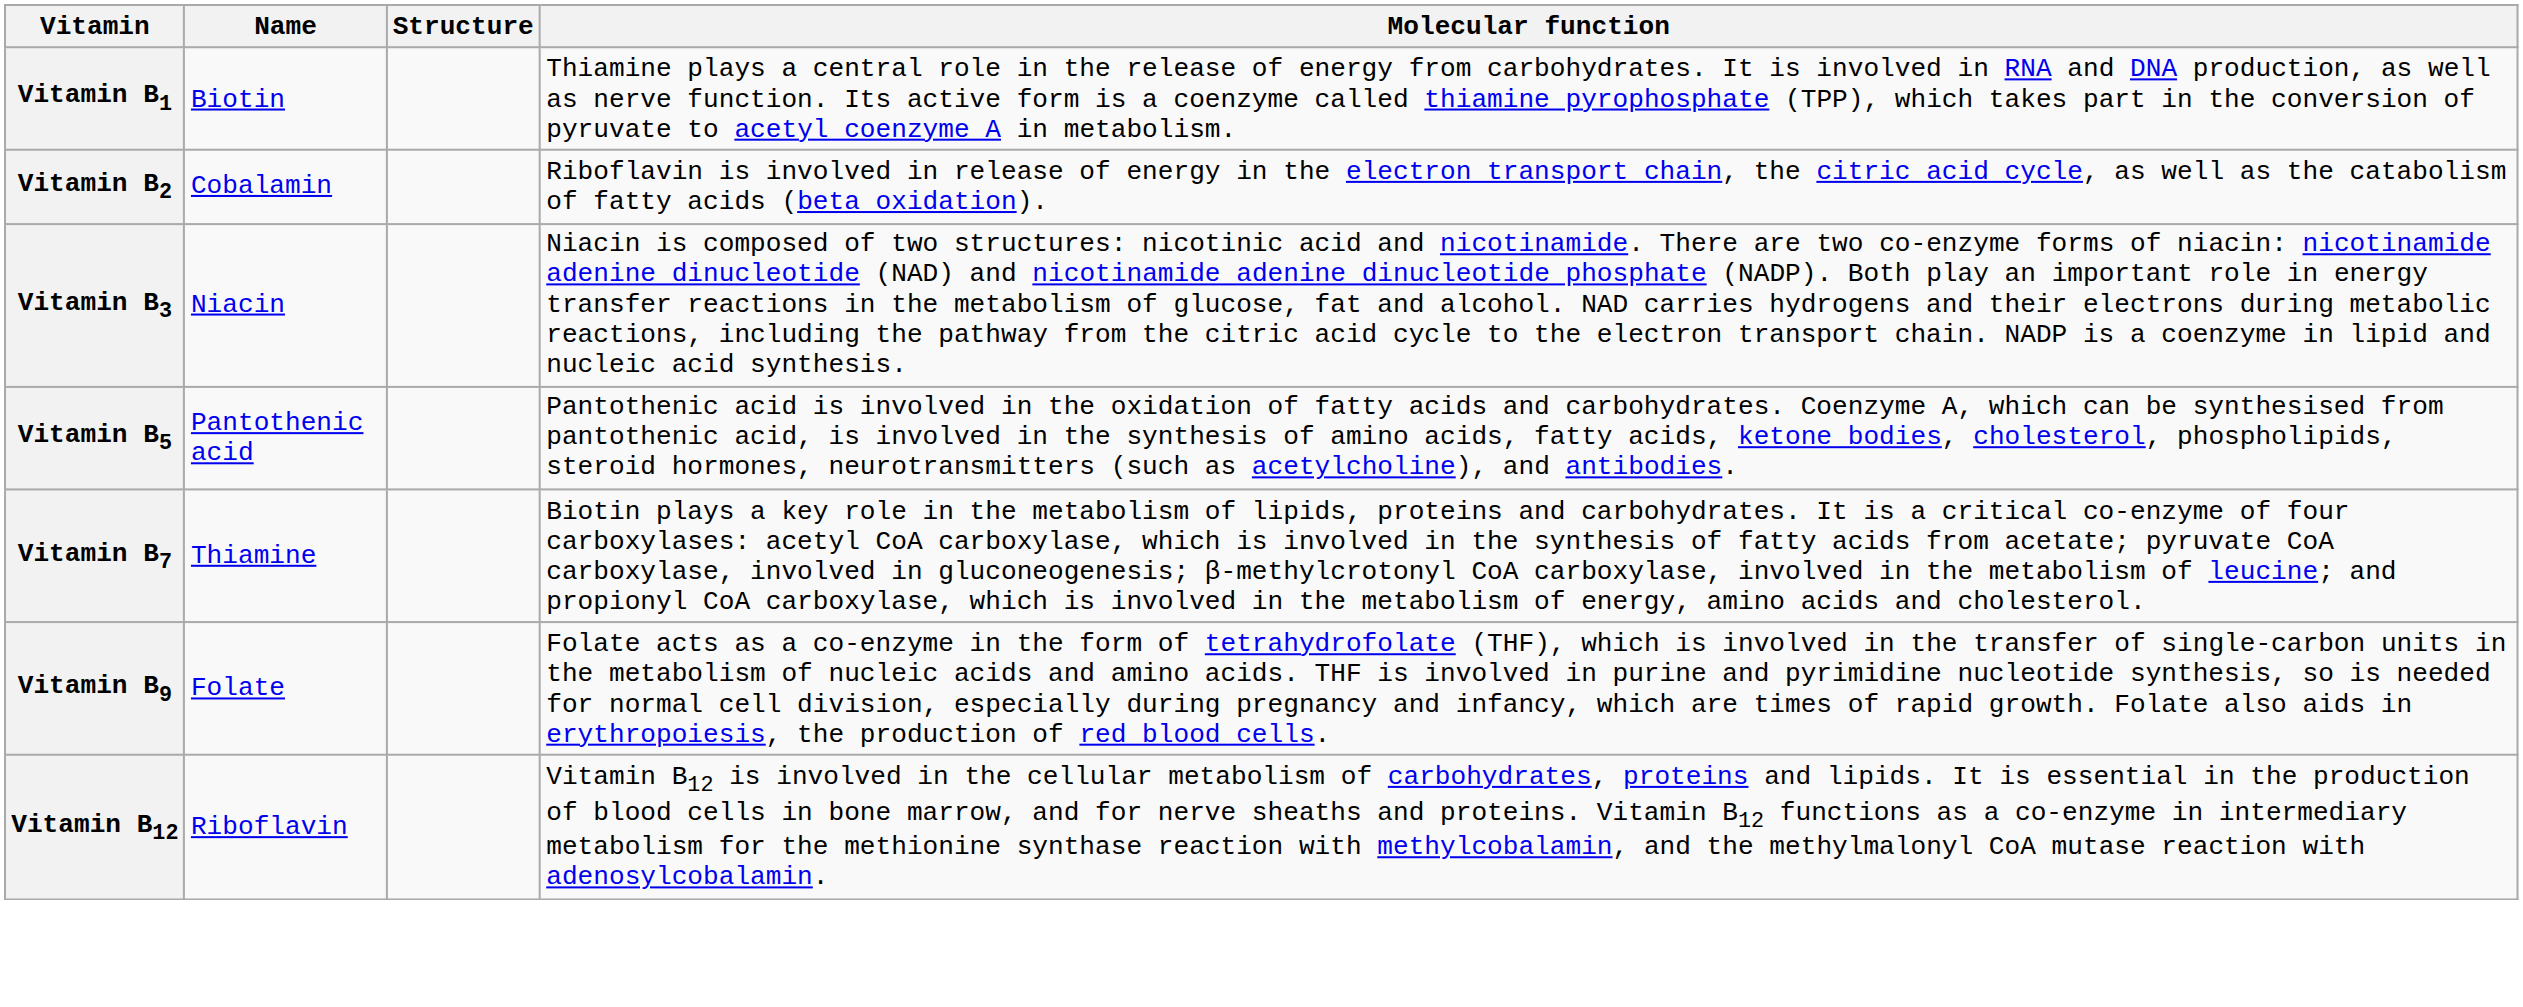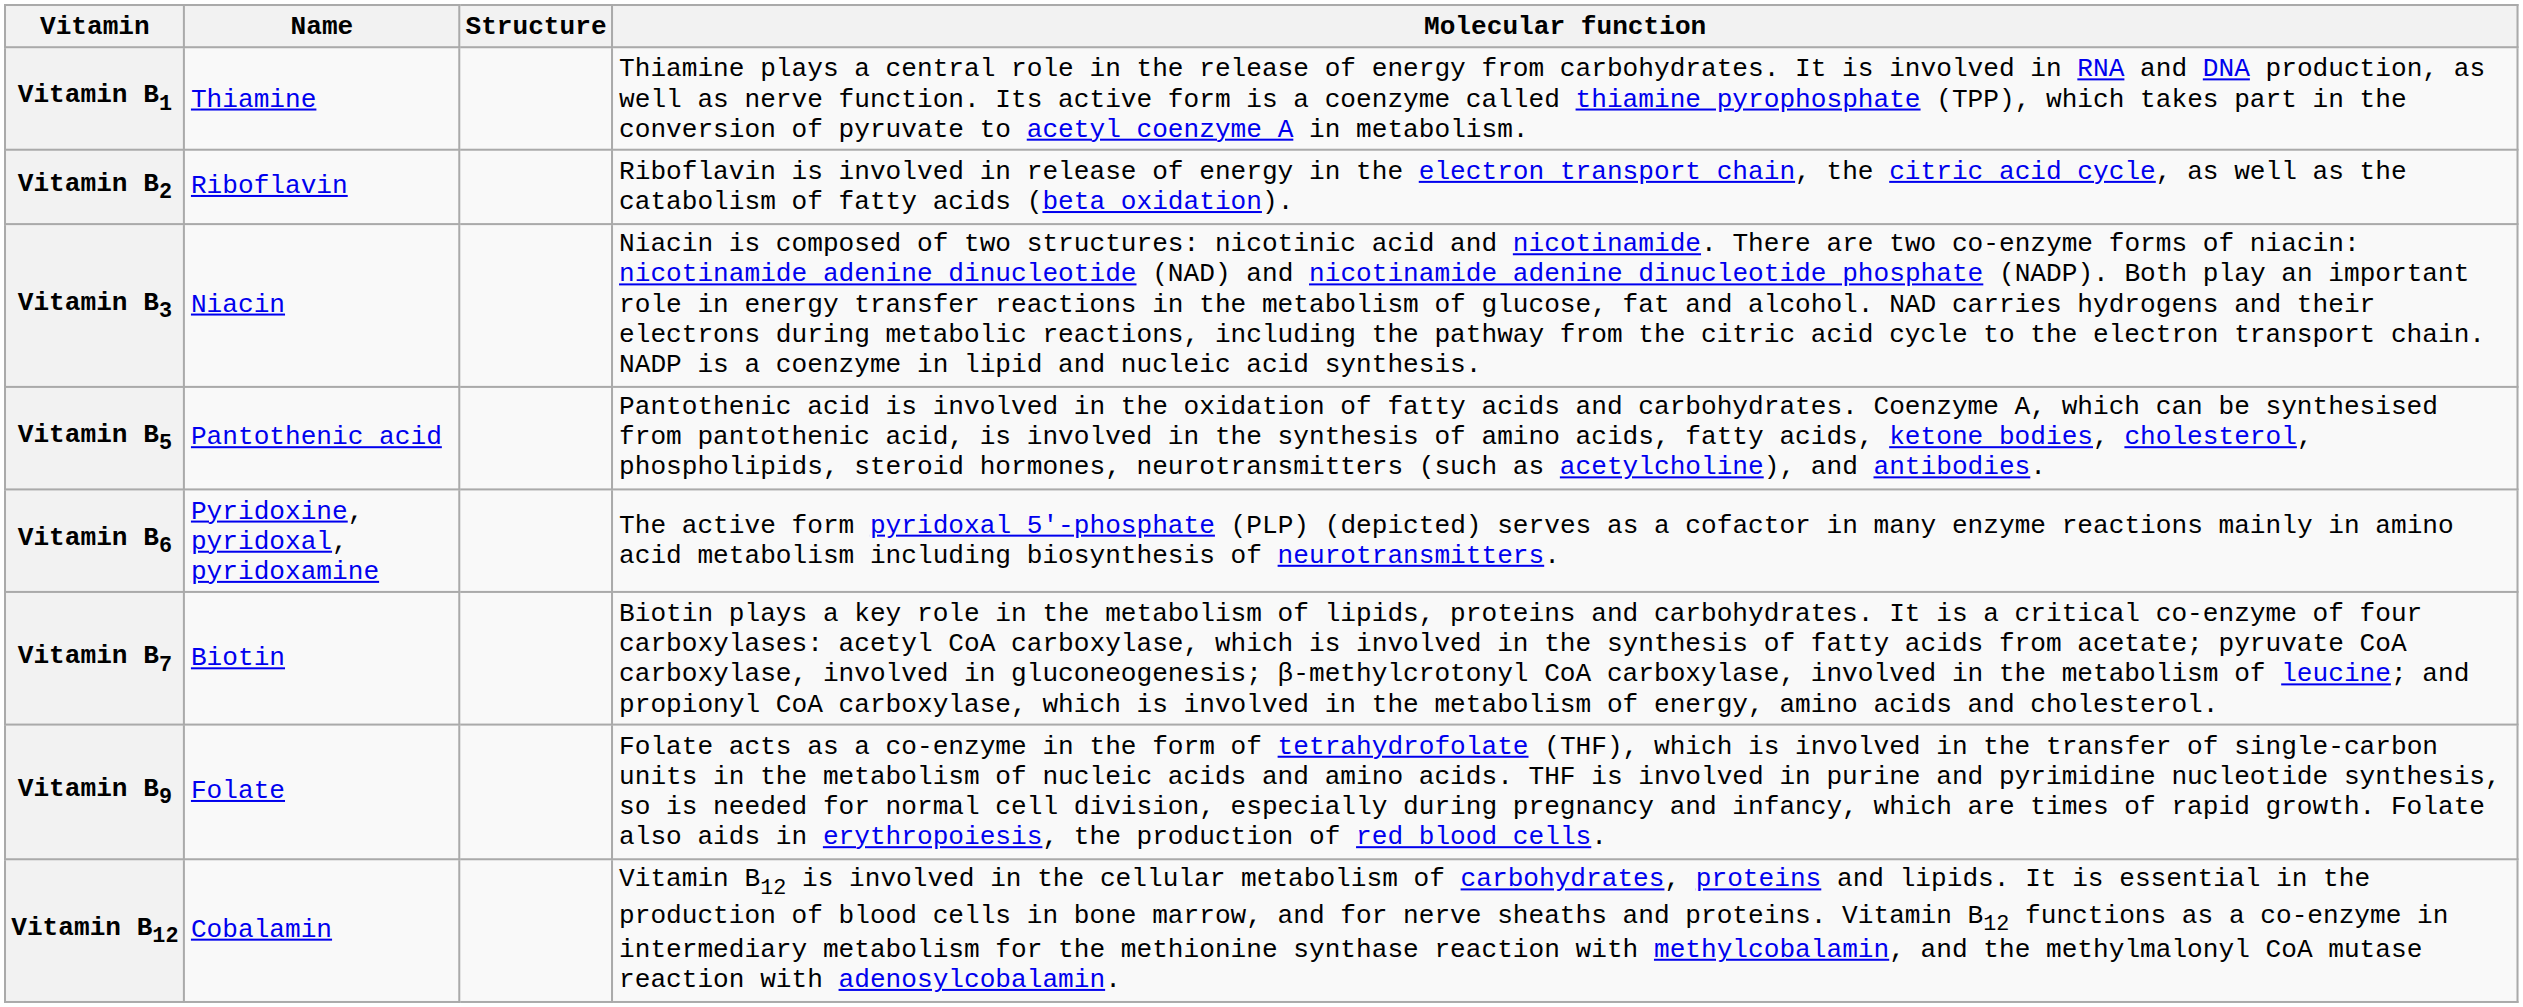(238, 99) Biotin -> (254, 99) Thiamine
(261, 187) Cobalamin -> (269, 187) Riboflavin
+ row: (95, 541)
(254, 556) Thiamine -> (238, 659) Biotin
(269, 827) Riboflavin -> (261, 930) Cobalamin
